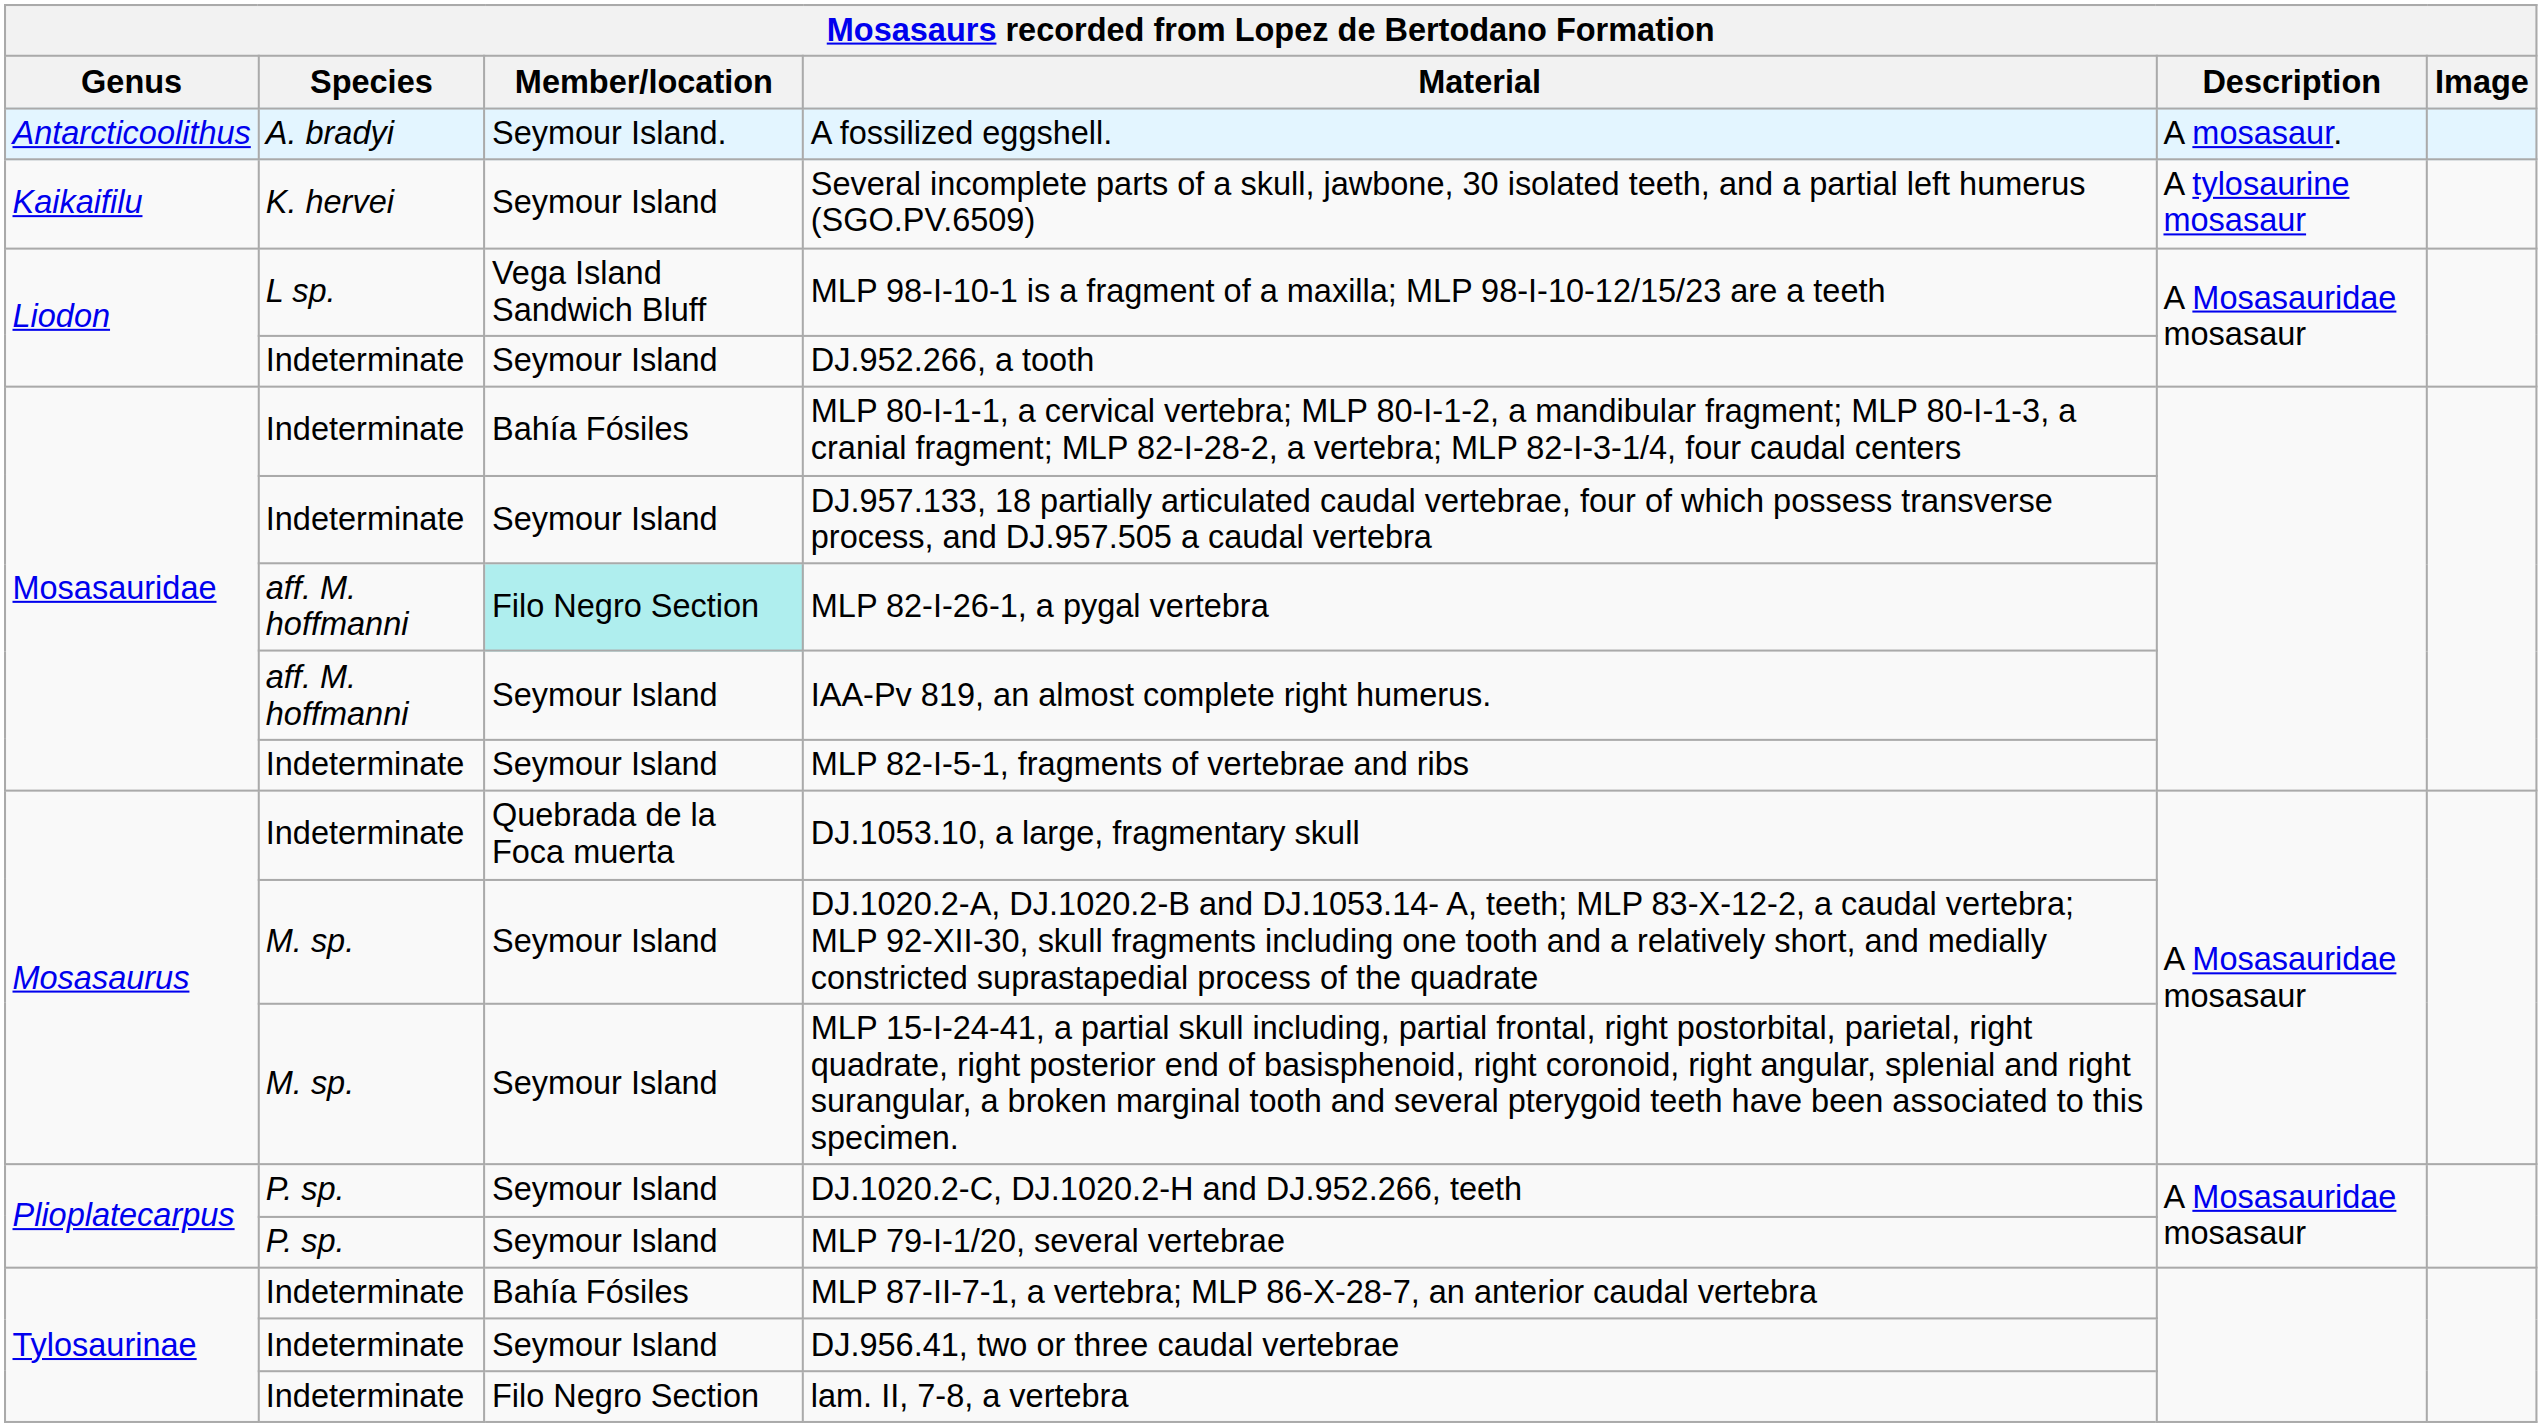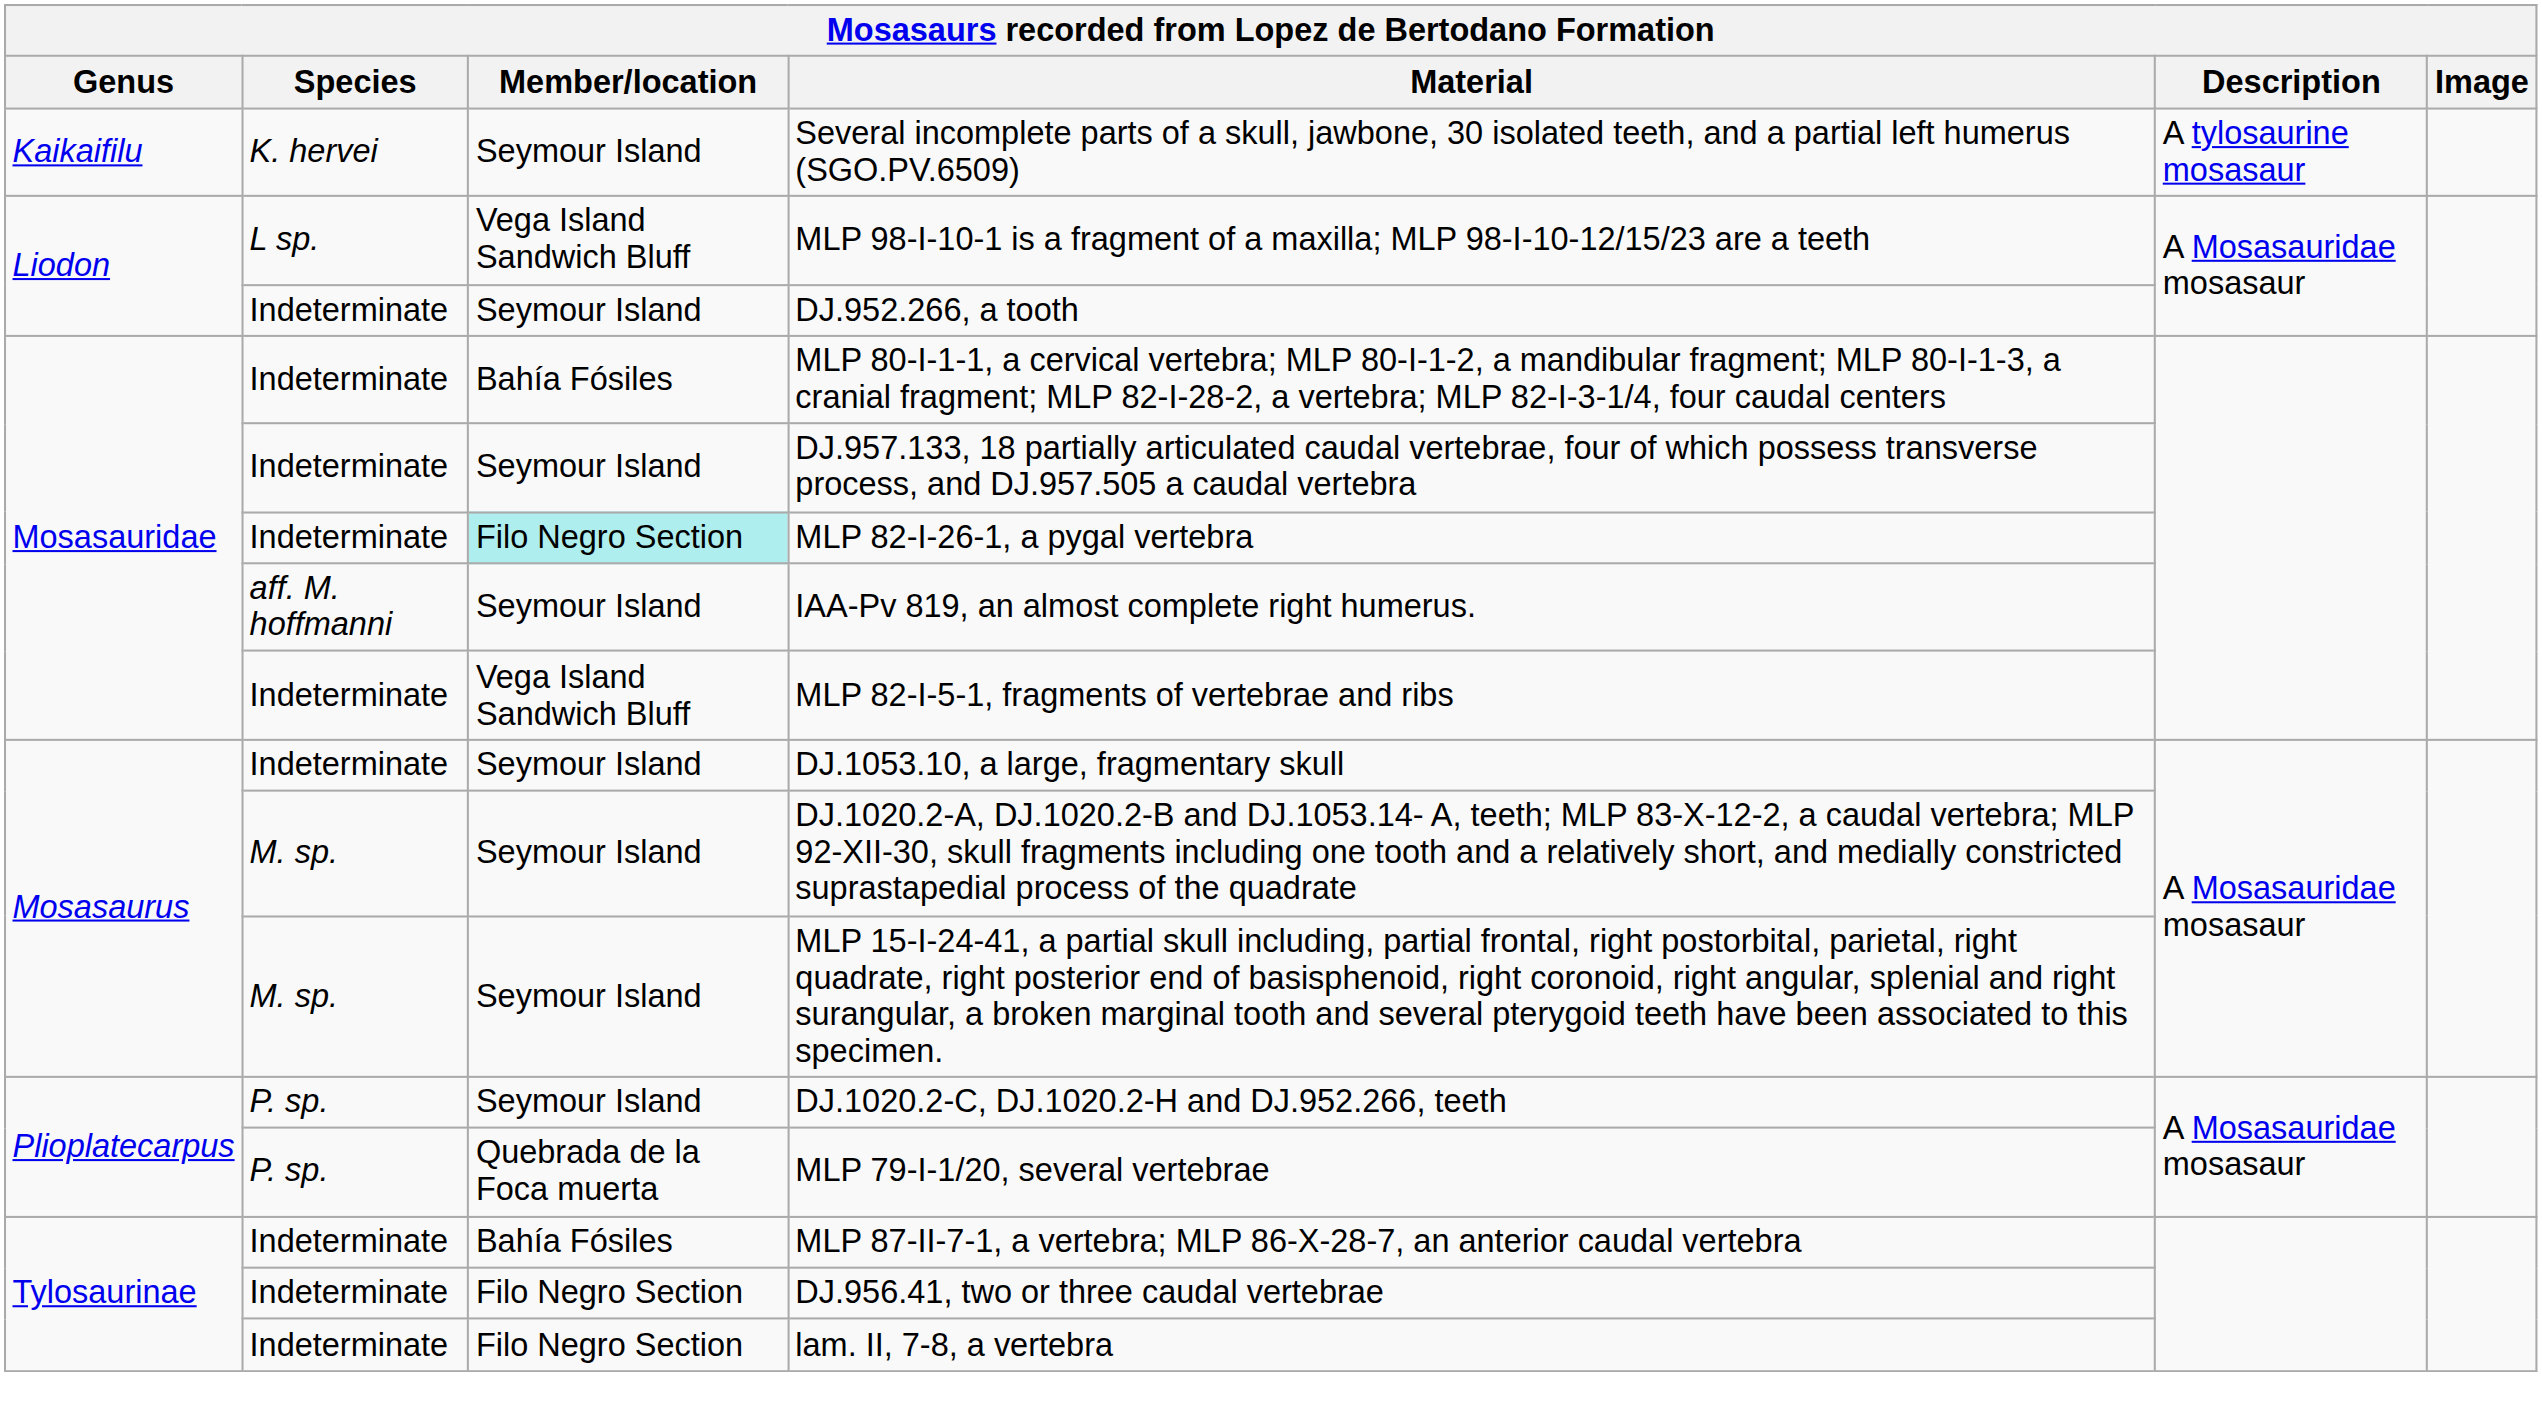- row: (962, 133)
(337, 606) aff. M. hoffmanni -> (349, 536) Indeterminate
(605, 764) Seymour Island -> (583, 694) Vega Island Sandwich Bluff
(604, 834) Quebrada de la Foca muerta -> (589, 764) Seymour Island
(605, 1241) Seymour Island -> (588, 1171) Quebrada de la Foca muerta
(605, 1344) Seymour Island -> (610, 1292) Filo Negro Section
